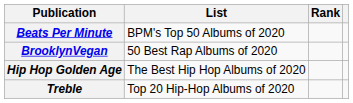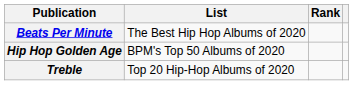(206, 32) BPM's Top 50 Albums of 2020 -> (216, 32) The Best Hip Hop Albums of 2020
- row: (64, 51)
(216, 70) The Best Hip Hop Albums of 2020 -> (206, 51) BPM's Top 50 Albums of 2020
